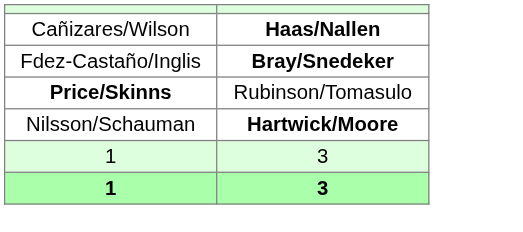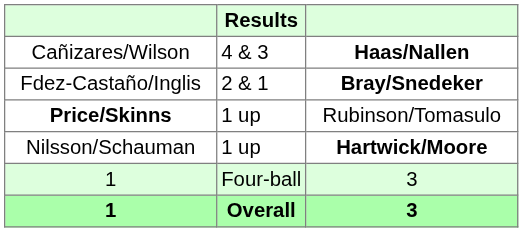+ column: (261, 20)
